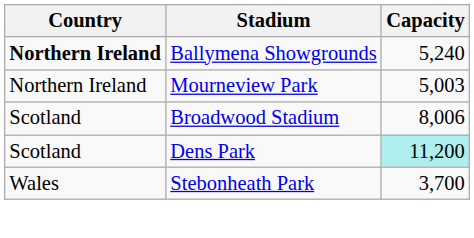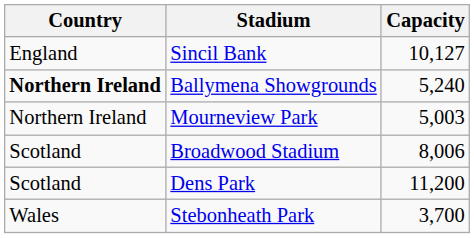+ row: (218, 53)
(437, 150) paleturquoise background -> (437, 183) no background
